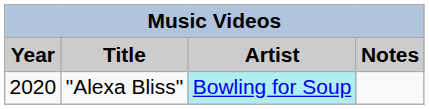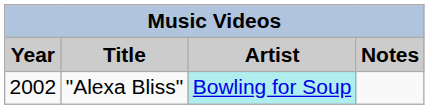(33, 87) 2020 -> (33, 87) 2002
